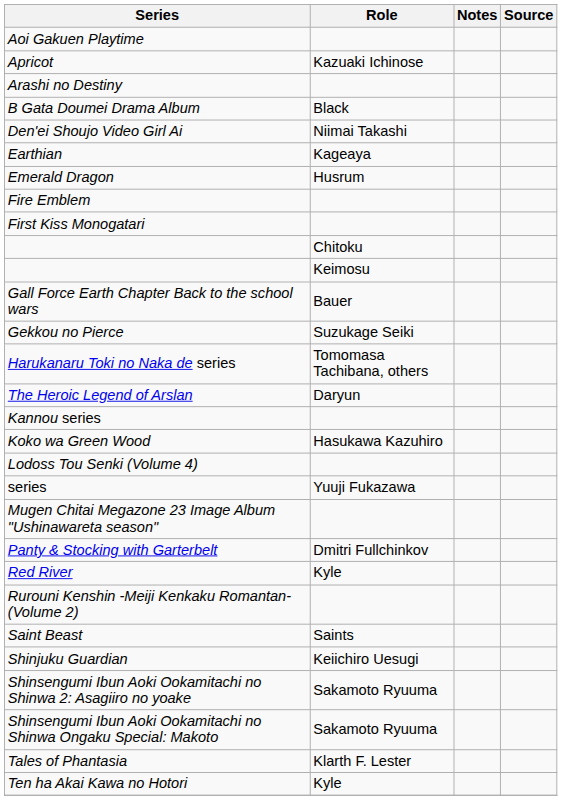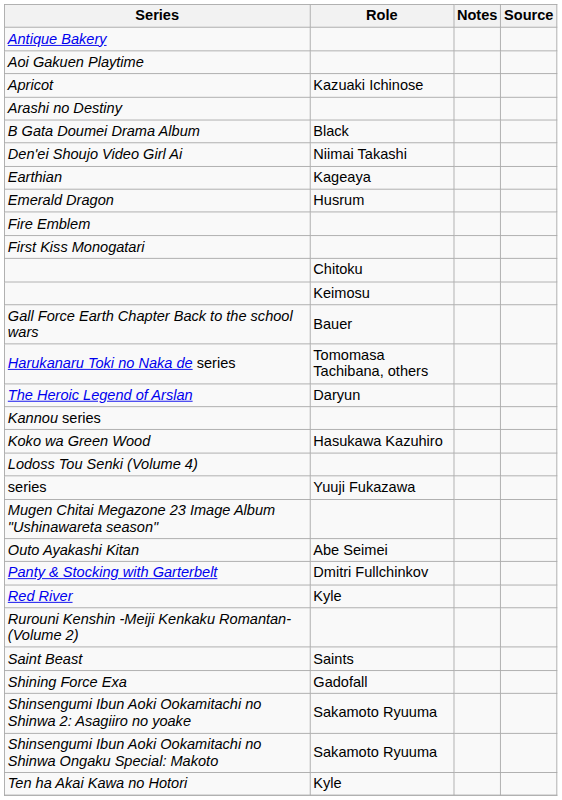+ row: (57, 39)
- row: (66, 332)
+ row: (73, 550)
+ row: (67, 681)
- row: (68, 658)
- row: (67, 760)
